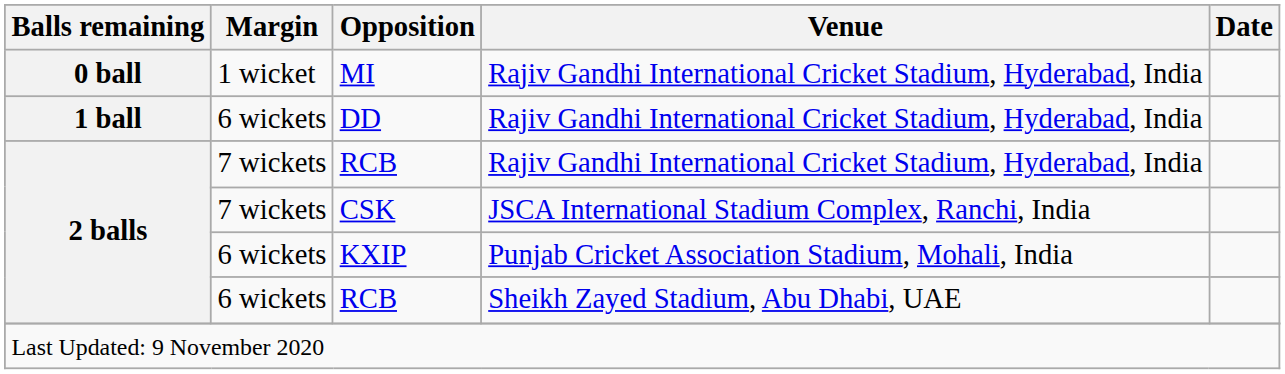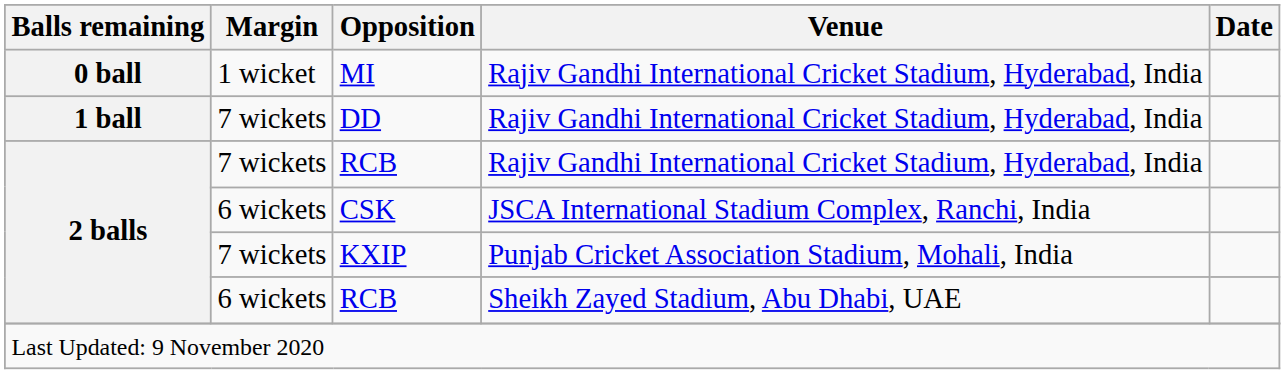(272, 118) 6 wickets -> (272, 118) 7 wickets
(272, 208) 7 wickets -> (272, 208) 6 wickets
(272, 254) 6 wickets -> (272, 254) 7 wickets
